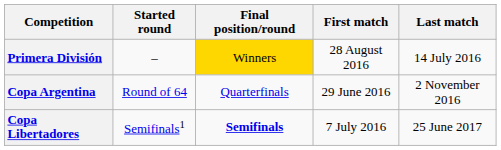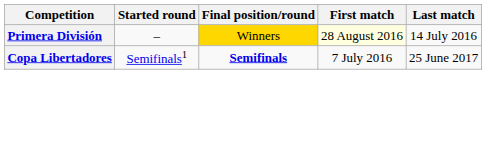(356, 57) no background -> (362, 35) lightyellow background
- row: (51, 92)
